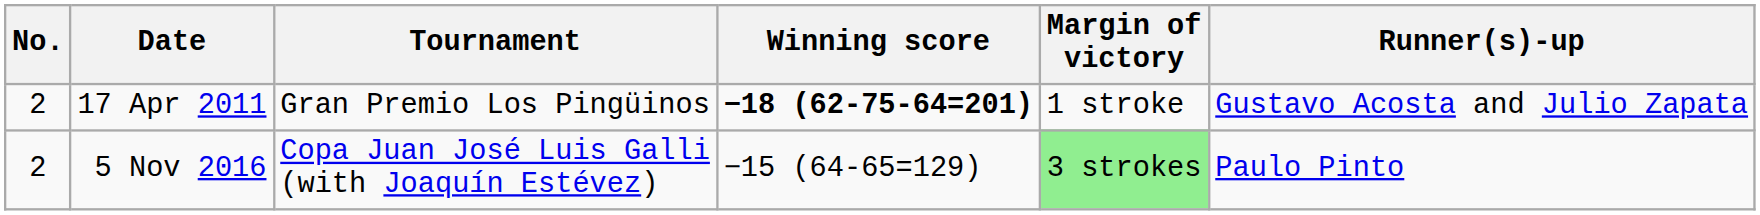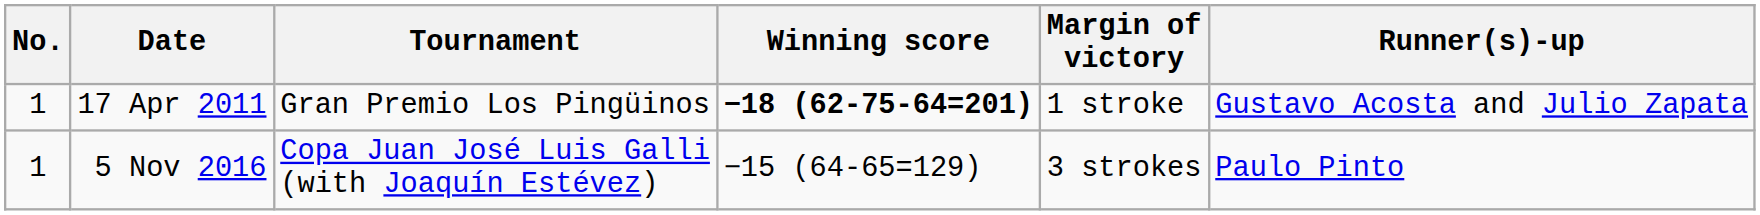(38, 107) 2 -> (38, 107) 1
(38, 170) 2 -> (38, 170) 1
(1124, 170) lightgreen background -> (1124, 170) no background
